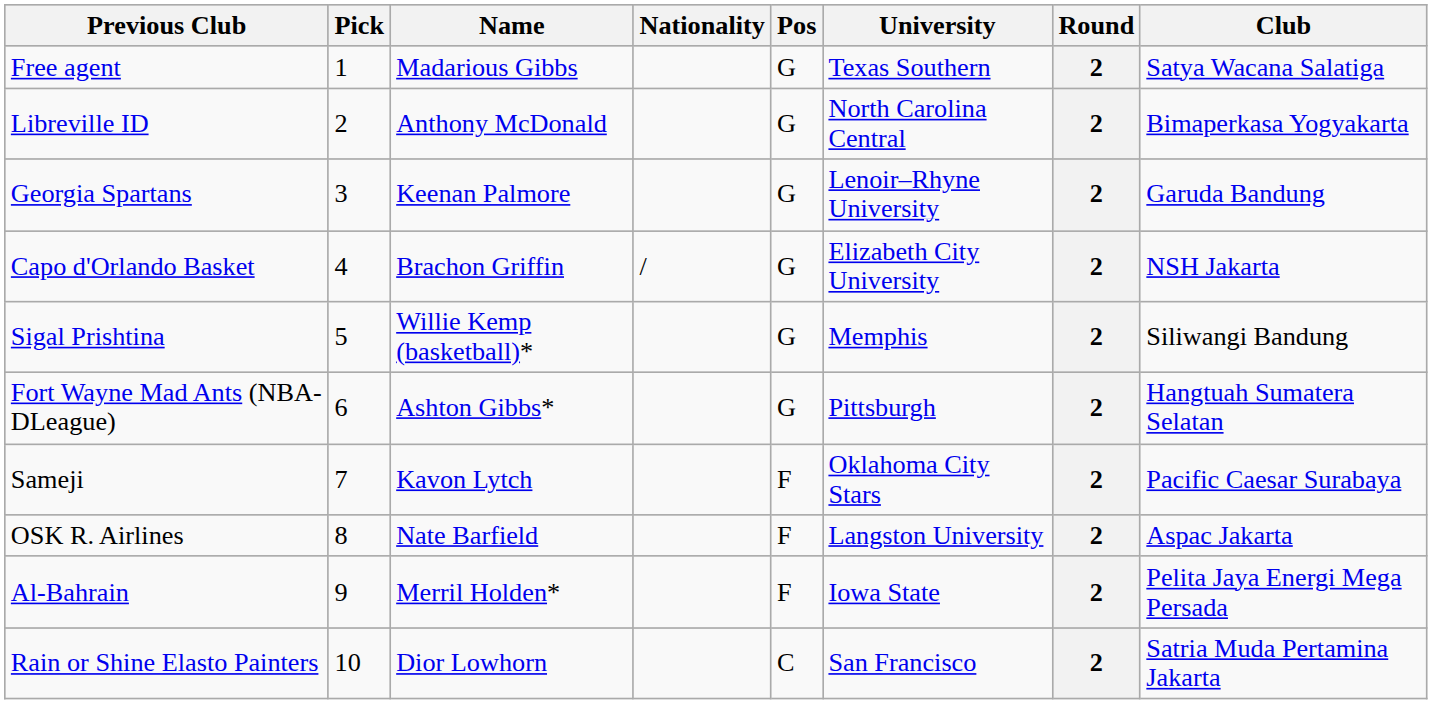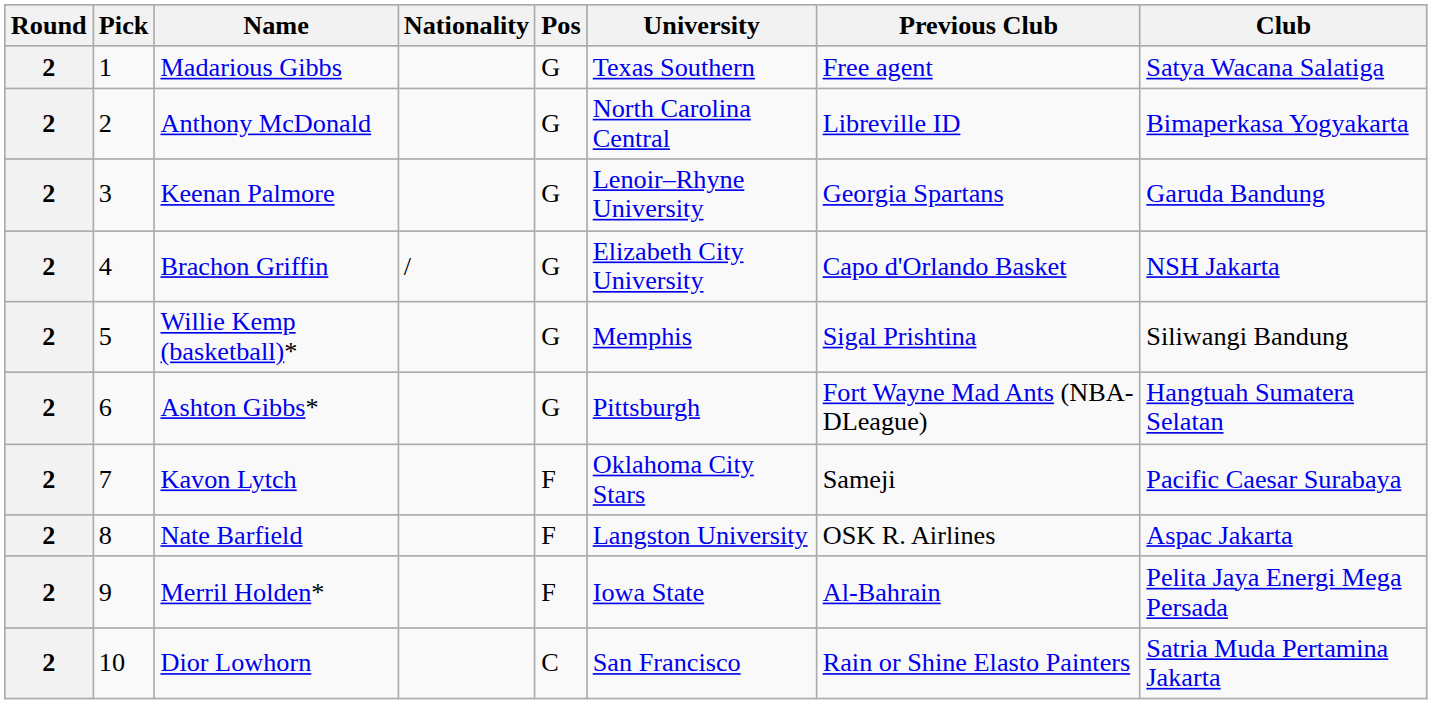columns swapped: (1096, 25) <-> (167, 25)
